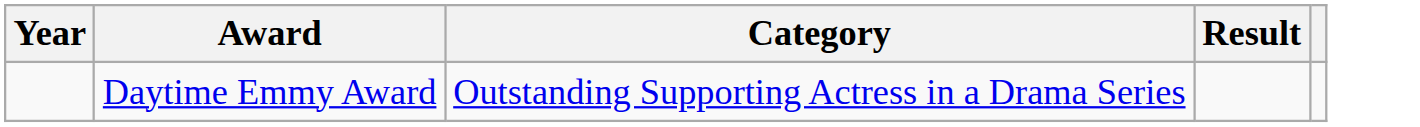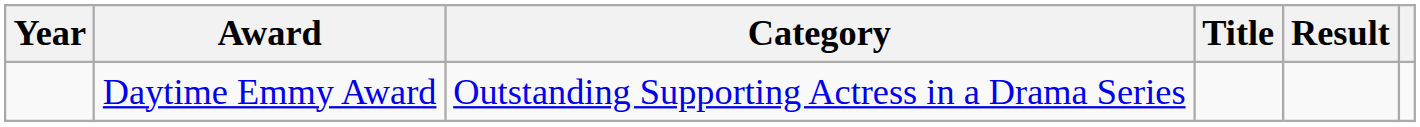+ column: (1238, 33)
